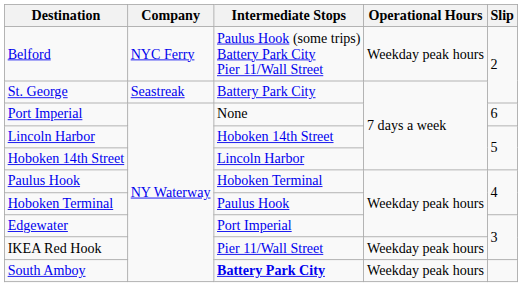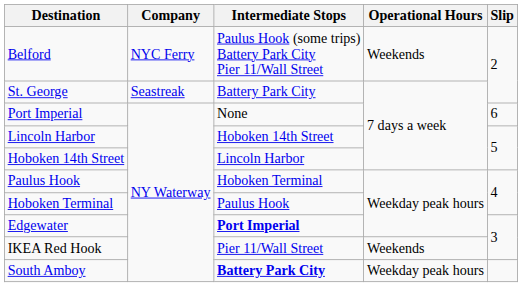(425, 53) Weekday peak hours -> (396, 53) Weekends
(254, 225) normal -> (258, 225) bold
(425, 248) Weekday peak hours -> (396, 248) Weekends
